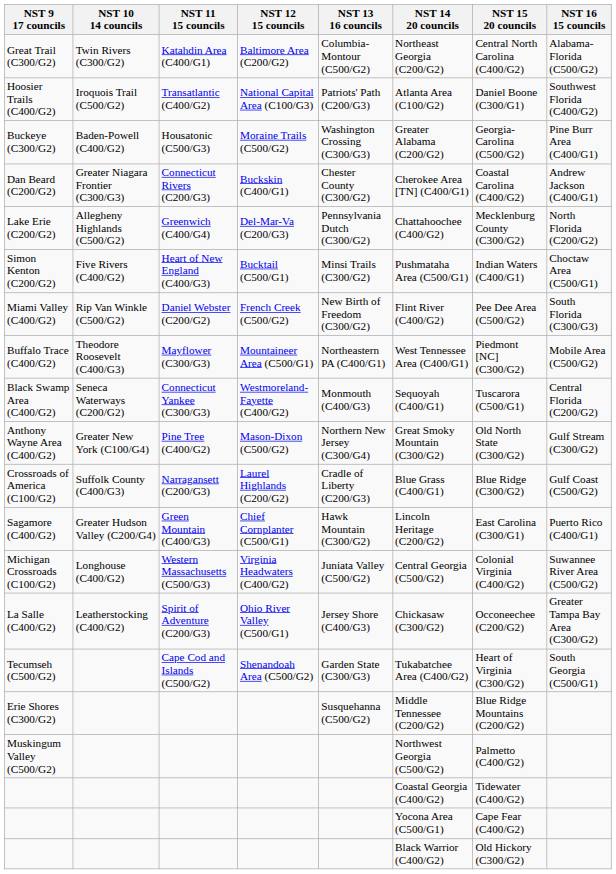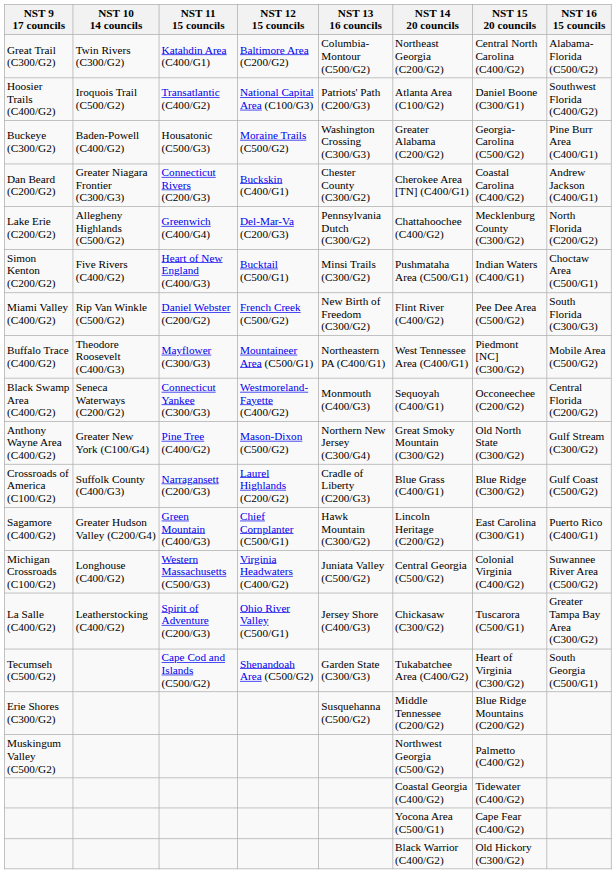(500, 400) Tuscarora (C500/G1) -> (505, 400) Occoneechee (C200/G2)
(505, 621) Occoneechee (C200/G2) -> (500, 621) Tuscarora (C500/G1)
